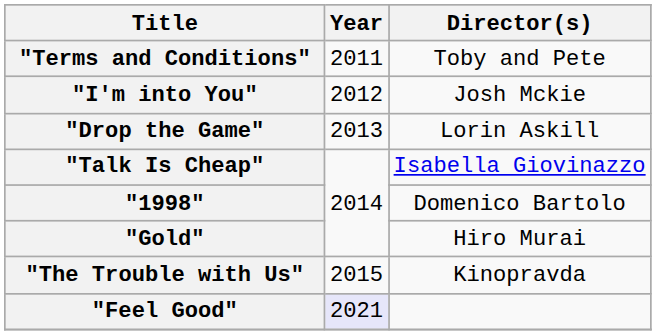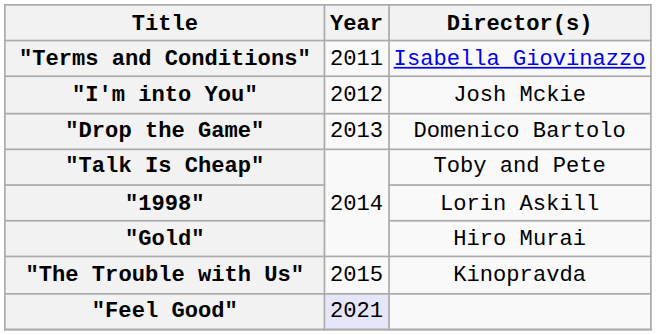(520, 59) Toby and Pete -> (520, 59) Isabella Giovinazzo
(520, 131) Lorin Askill -> (520, 131) Domenico Bartolo
(520, 167) Isabella Giovinazzo -> (520, 167) Toby and Pete
(520, 203) Domenico Bartolo -> (520, 203) Lorin Askill
